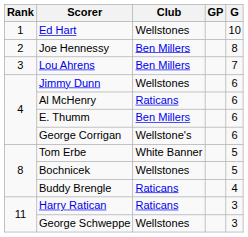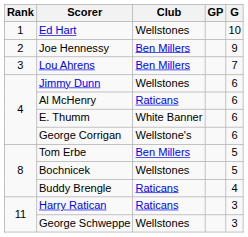(235, 48) 8 -> (235, 48) 9
(163, 118) Ben Millers -> (169, 118) White Banner
(169, 153) White Banner -> (163, 153) Ben Millers
